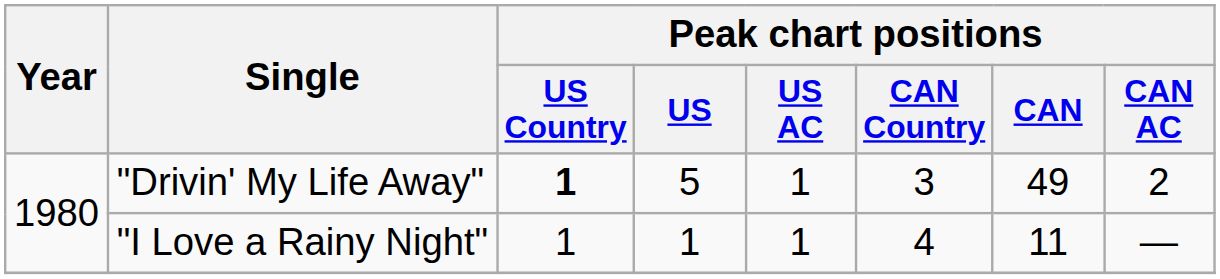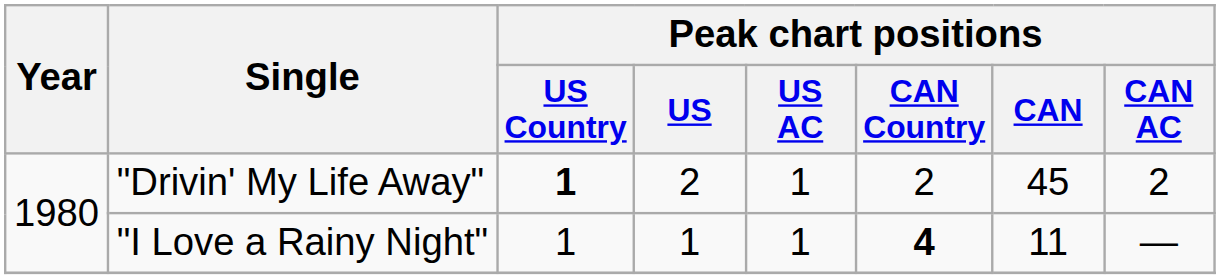(690, 182) 5 -> (690, 182) 2
(924, 182) 3 -> (924, 182) 2
(1048, 182) 49 -> (1048, 182) 45
(924, 242) normal -> (924, 242) bold
